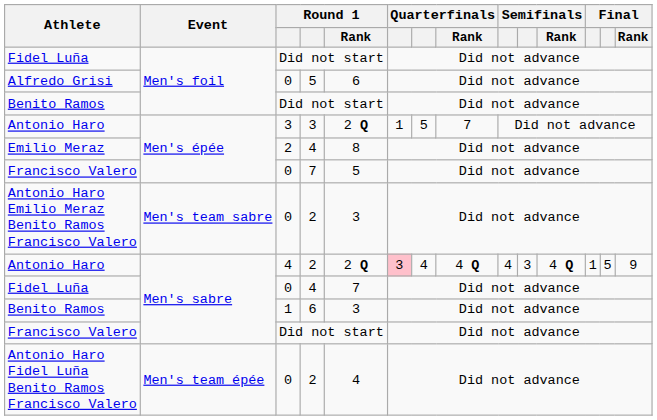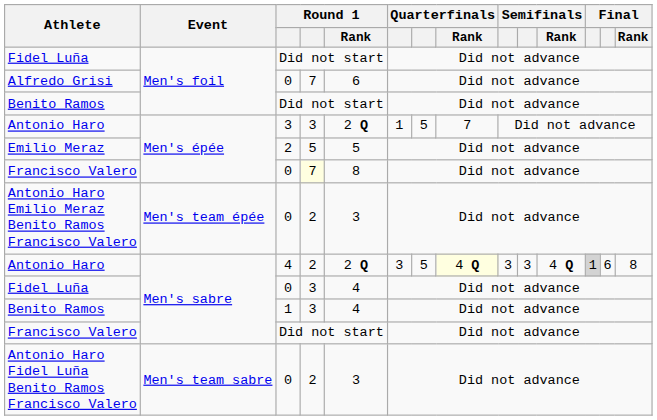(313, 81) 5 -> (313, 81) 7
(313, 149) 4 -> (313, 149) 5
(356, 149) 8 -> (356, 149) 5
(313, 171) no background -> (313, 171) lightyellow background
(356, 171) 5 -> (356, 171) 8
(208, 218) Men's team sabre -> (204, 218) Men's team épée
(399, 265) pink background -> (399, 265) no background
(424, 265) 4 -> (424, 265) 5
(467, 265) no background -> (467, 265) lightyellow background
(508, 265) 4 -> (508, 265) 3
(593, 265) no background -> (593, 265) lightgrey background
(607, 265) 5 -> (607, 265) 6
(633, 265) 9 -> (633, 265) 8
(313, 287) 4 -> (313, 287) 3
(356, 287) 7 -> (356, 287) 4
(313, 310) 6 -> (313, 310) 3
(356, 310) 3 -> (356, 310) 4
(204, 379) Men's team épée -> (208, 379) Men's team sabre
(356, 379) 4 -> (356, 379) 3
